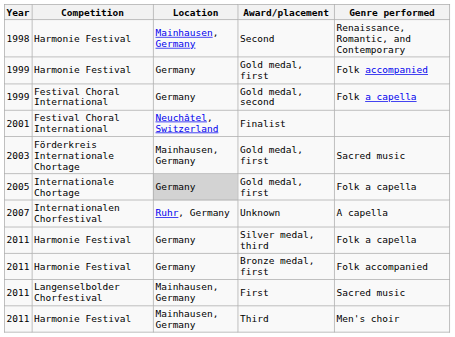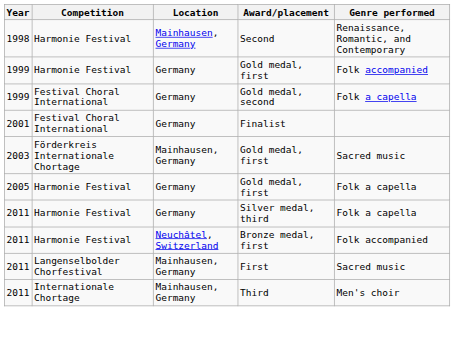(187, 123) Neuchâtel, Switzerland -> (176, 123) Germany
(74, 187) Internationale Chortage -> (83, 187) Harmonie Festival
(176, 187) lightgrey background -> (176, 187) no background
- row: (18, 213)
(176, 266) Germany -> (187, 240) Neuchâtel, Switzerland
(83, 319) Harmonie Festival -> (74, 293) Internationale Chortage
